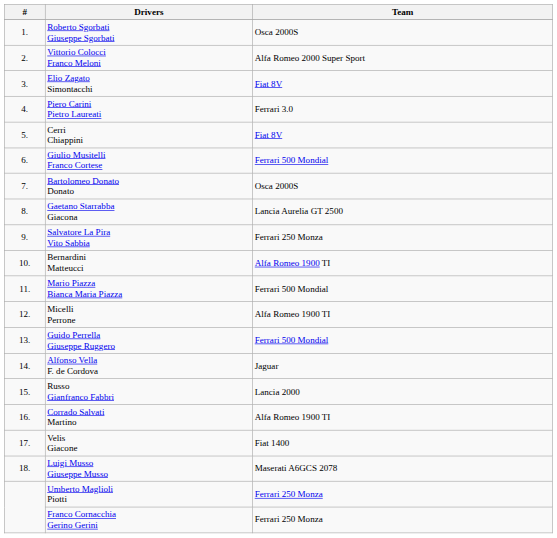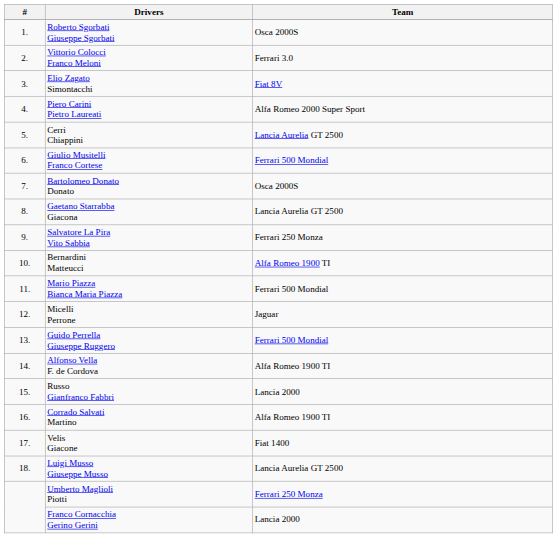(310, 58) Alfa Romeo 2000 Super Sport -> (274, 58) Ferrari 3.0
(274, 109) Ferrari 3.0 -> (310, 109) Alfa Romeo 2000 Super Sport
(268, 135) Fiat 8V -> (299, 135) Lancia Aurelia GT 2500
(293, 315) Alfa Romeo 1900 TI -> (267, 315) Jaguar
(267, 366) Jaguar -> (293, 366) Alfa Romeo 1900 TI
(296, 469) Maserati A6GCS 2078 -> (299, 469) Lancia Aurelia GT 2500
(289, 520) Ferrari 250 Monza -> (277, 520) Lancia 2000
